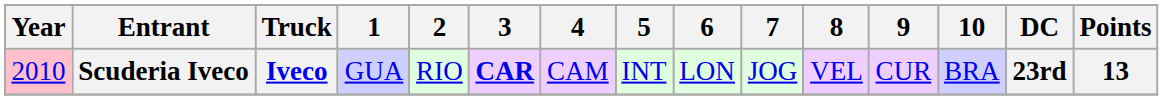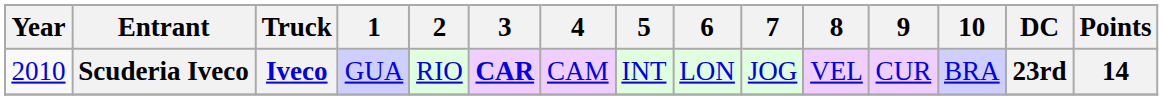(38, 71) pink background -> (38, 71) no background
(1115, 71) 13 -> (1115, 71) 14
